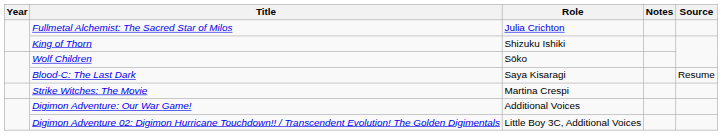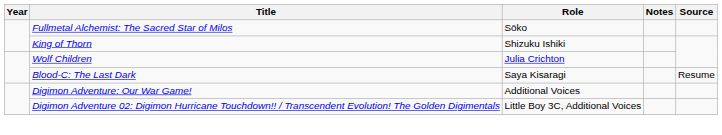(535, 28) Julia Crichton -> (516, 28) Sōko
(516, 59) Sōko -> (535, 59) Julia Crichton
- row: (90, 91)
